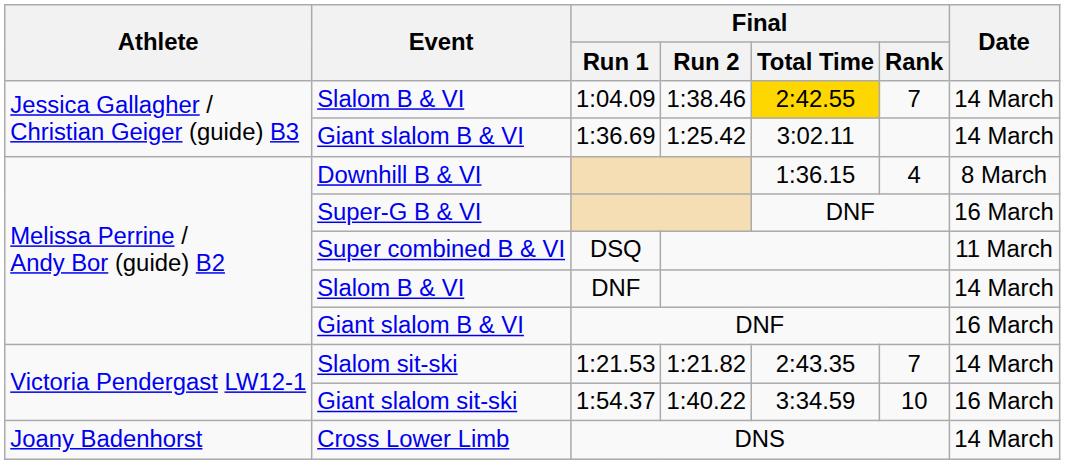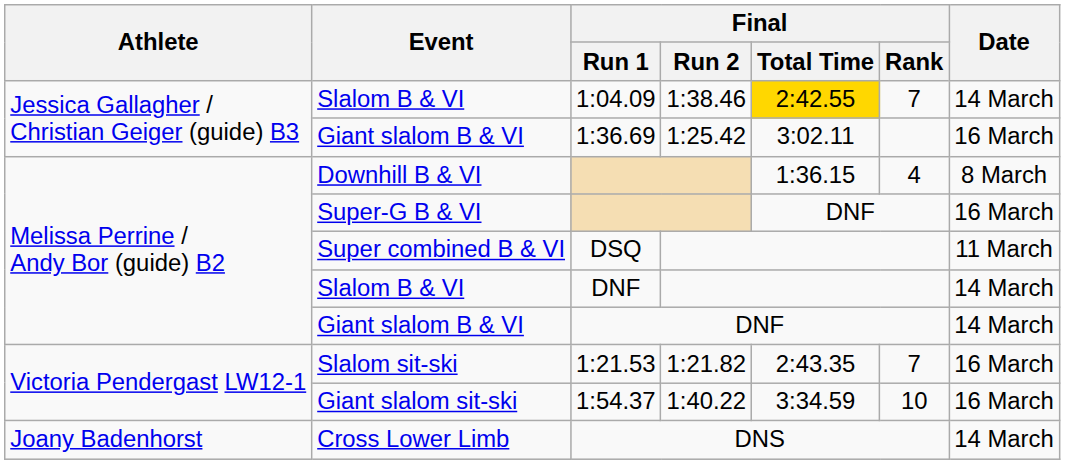(1004, 136) 14 March -> (1004, 136) 16 March
(1004, 325) 16 March -> (1004, 325) 14 March
(1004, 363) 14 March -> (1004, 363) 16 March
